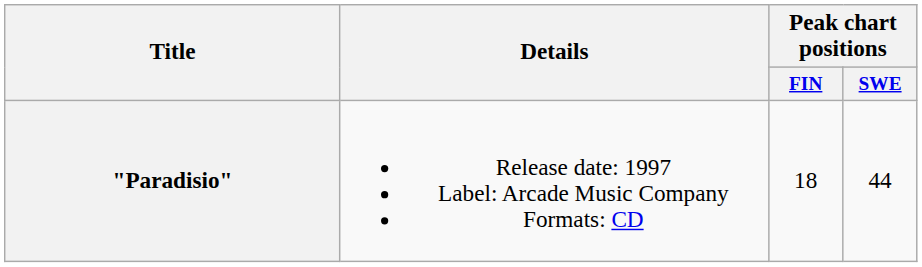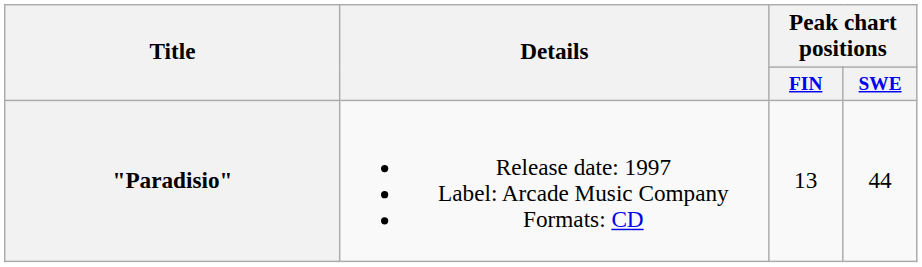(806, 180) 18 -> (806, 180) 13
